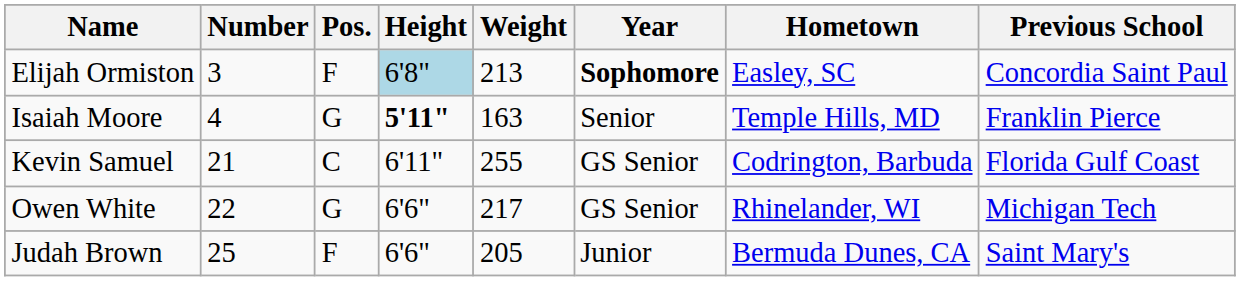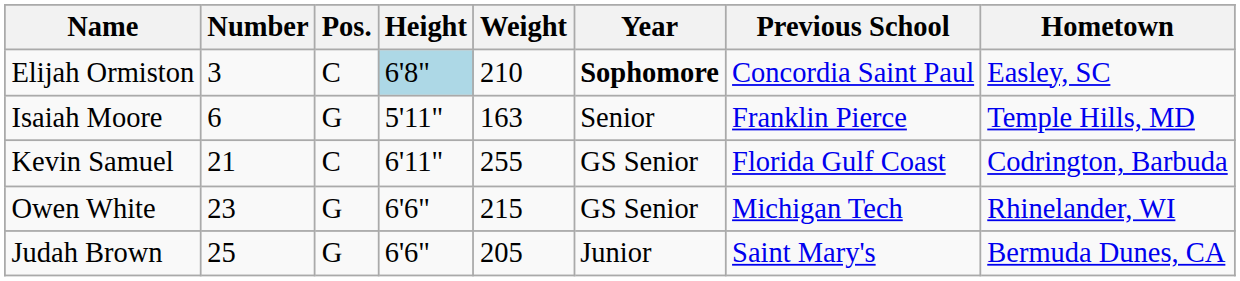columns swapped: (852, 27) <-> (1107, 27)
(330, 72) F -> (331, 72) C
(501, 72) 213 -> (501, 72) 210
(214, 117) 4 -> (214, 117) 6
(417, 117) bold -> (414, 117) normal
(222, 207) 22 -> (222, 207) 23
(501, 207) 217 -> (501, 207) 215
(330, 252) F -> (332, 252) G
